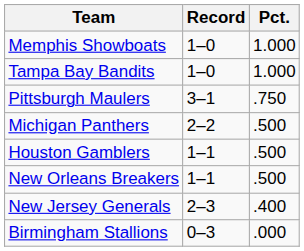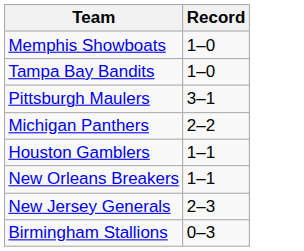- column: (274, 17)
